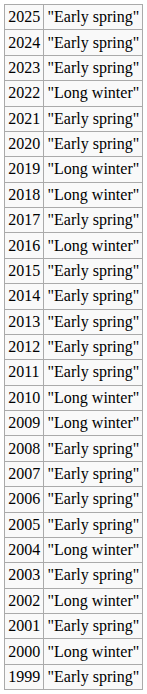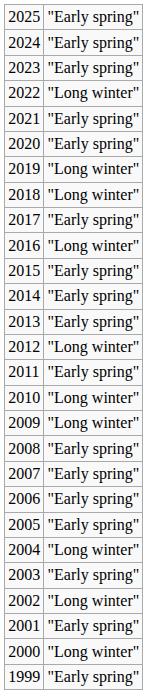(93, 347) "Early spring" -> (93, 347) "Long winter"
